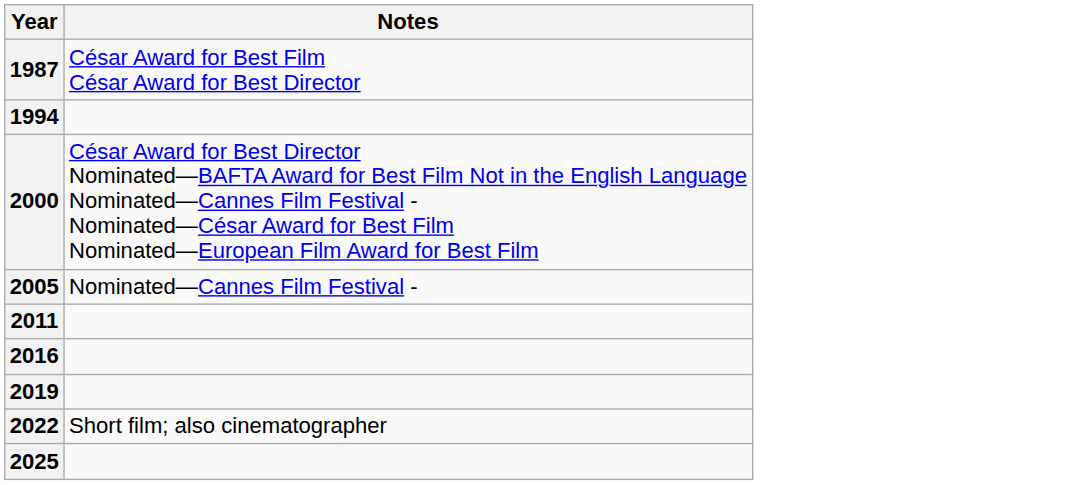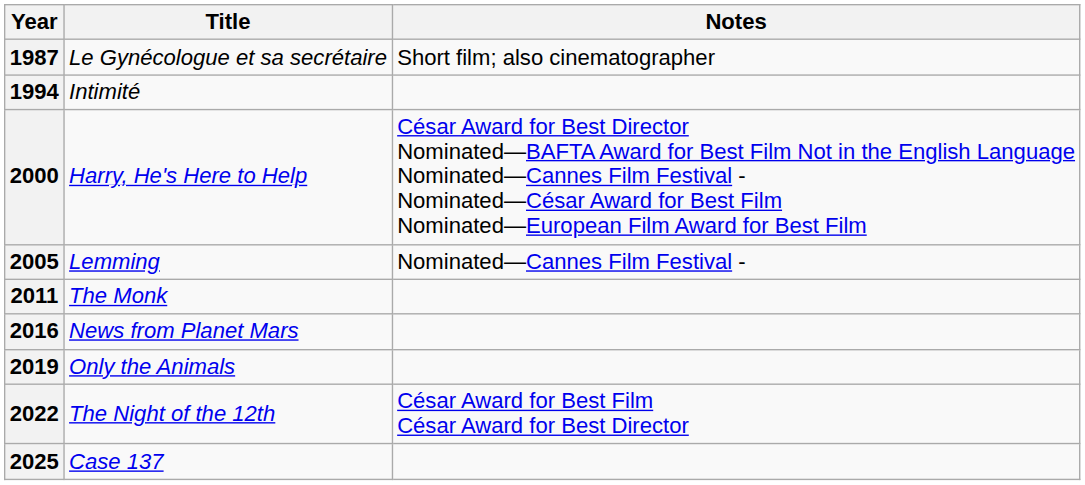+ column: (228, 22)
(215, 69) César Award for Best Film César Award for Best Director -> (556, 57) Short film; also cinematographer
(228, 426) Short film; also cinematographer -> (543, 413) César Award for Best Film César Award for Best Director
